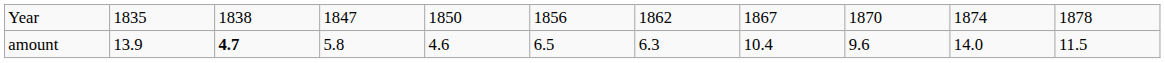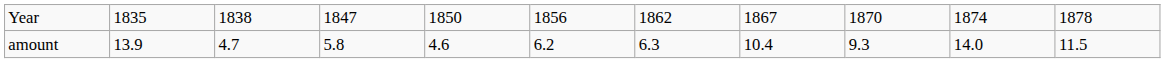(229, 44) bold -> (229, 44) normal
(544, 44) 6.5 -> (544, 44) 6.2
(859, 44) 9.6 -> (859, 44) 9.3
